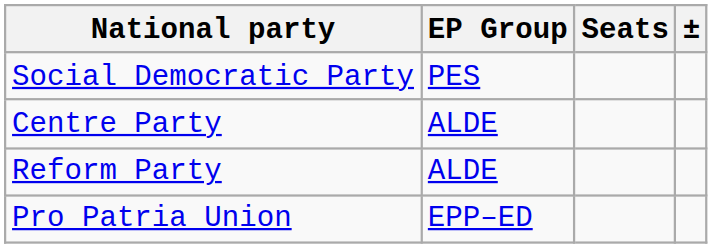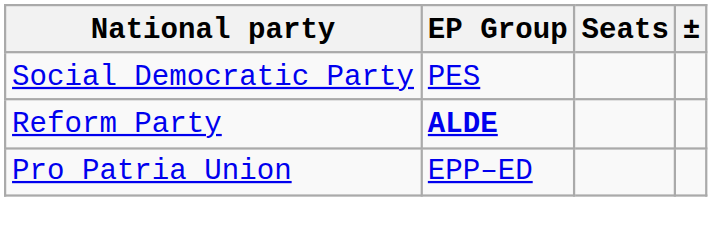- row: (117, 124)
(463, 171) normal -> (463, 124) bold
